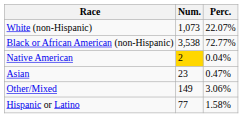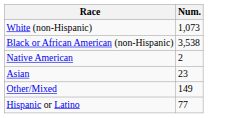- column: (221, 12)
(180, 58) gold background -> (180, 58) no background
